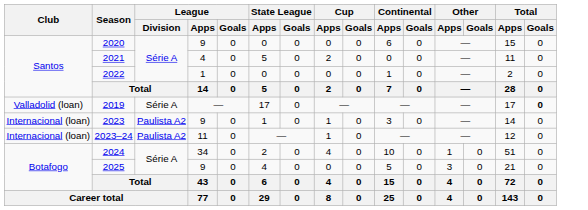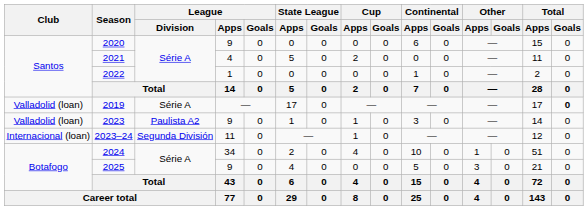(48, 120) Internacional (loan) -> (48, 120) Valladolid (loan)
(162, 136) Paulista A2 -> (175, 136) Segunda División
